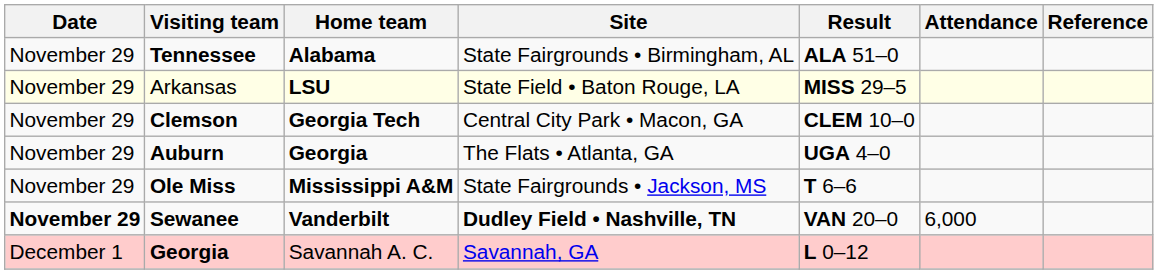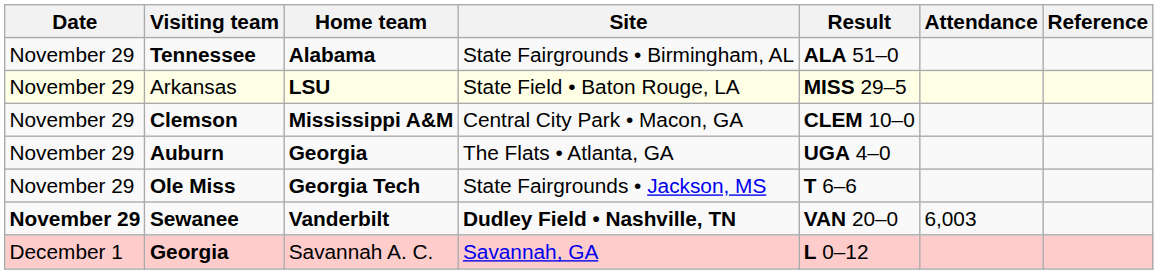(354, 120) Georgia Tech -> (371, 120) Mississippi A&M
(371, 186) Mississippi A&M -> (354, 186) Georgia Tech
(950, 219) 6,000 -> (950, 219) 6,003
